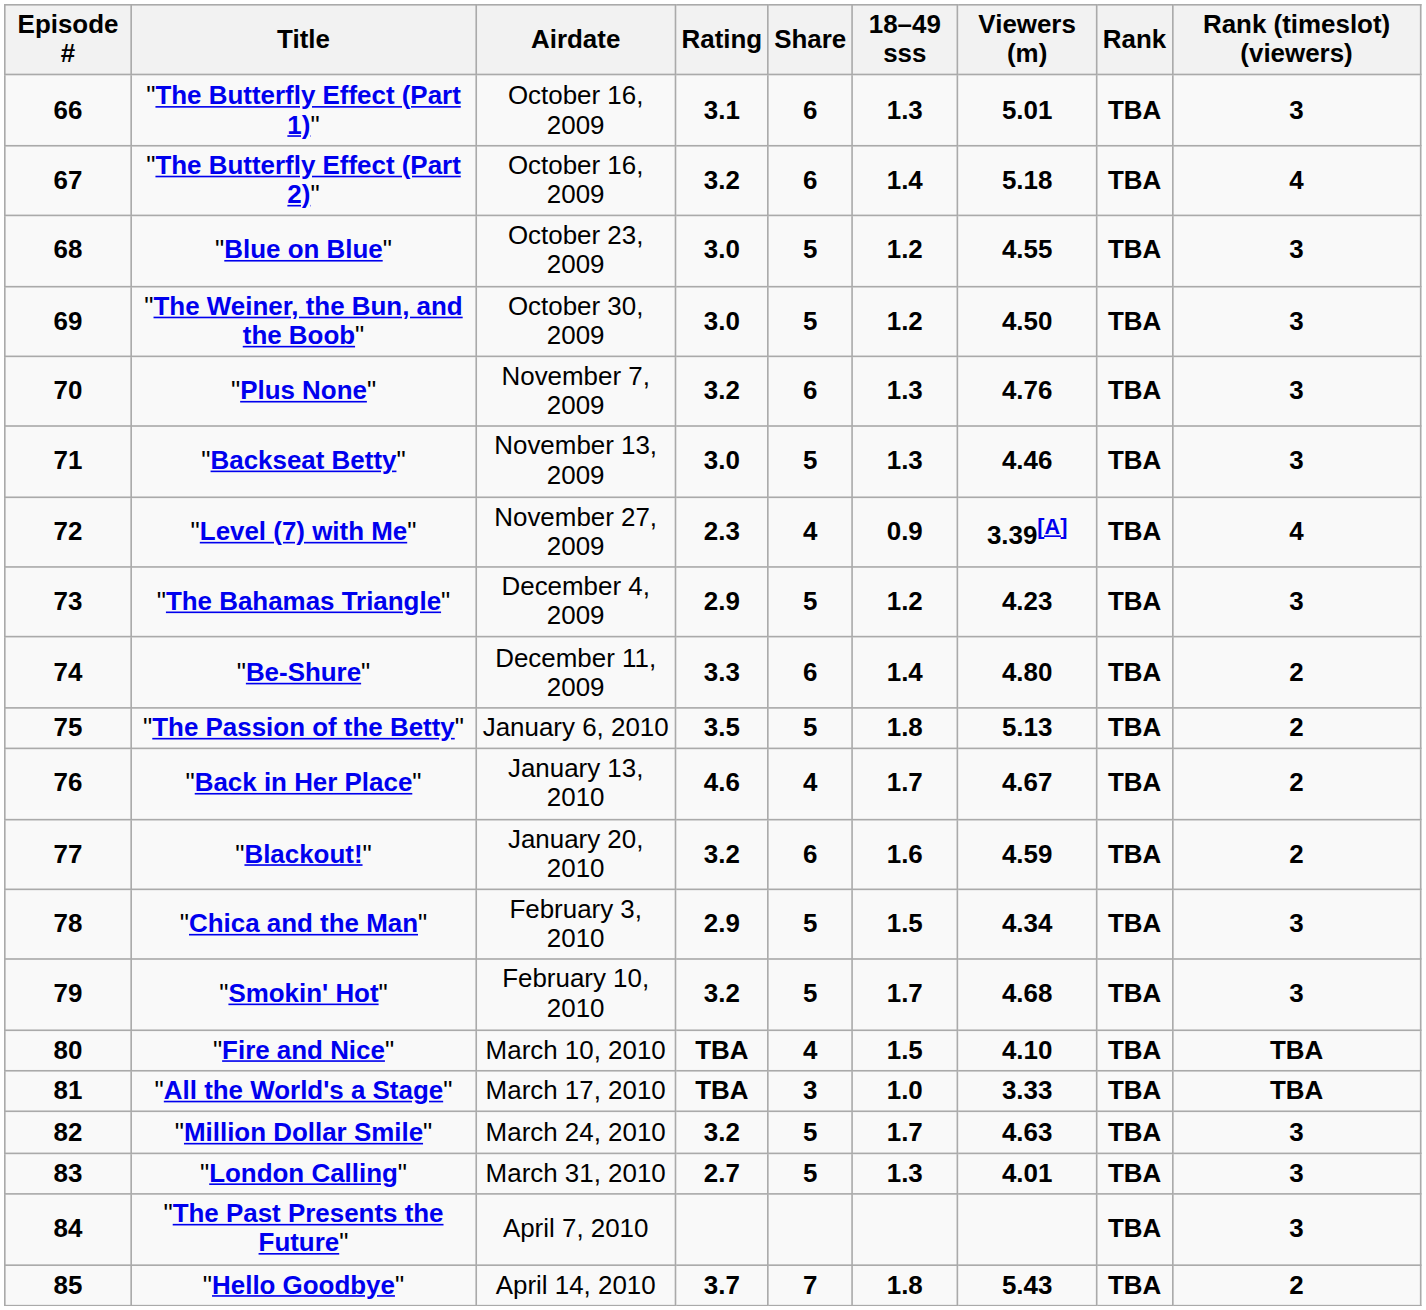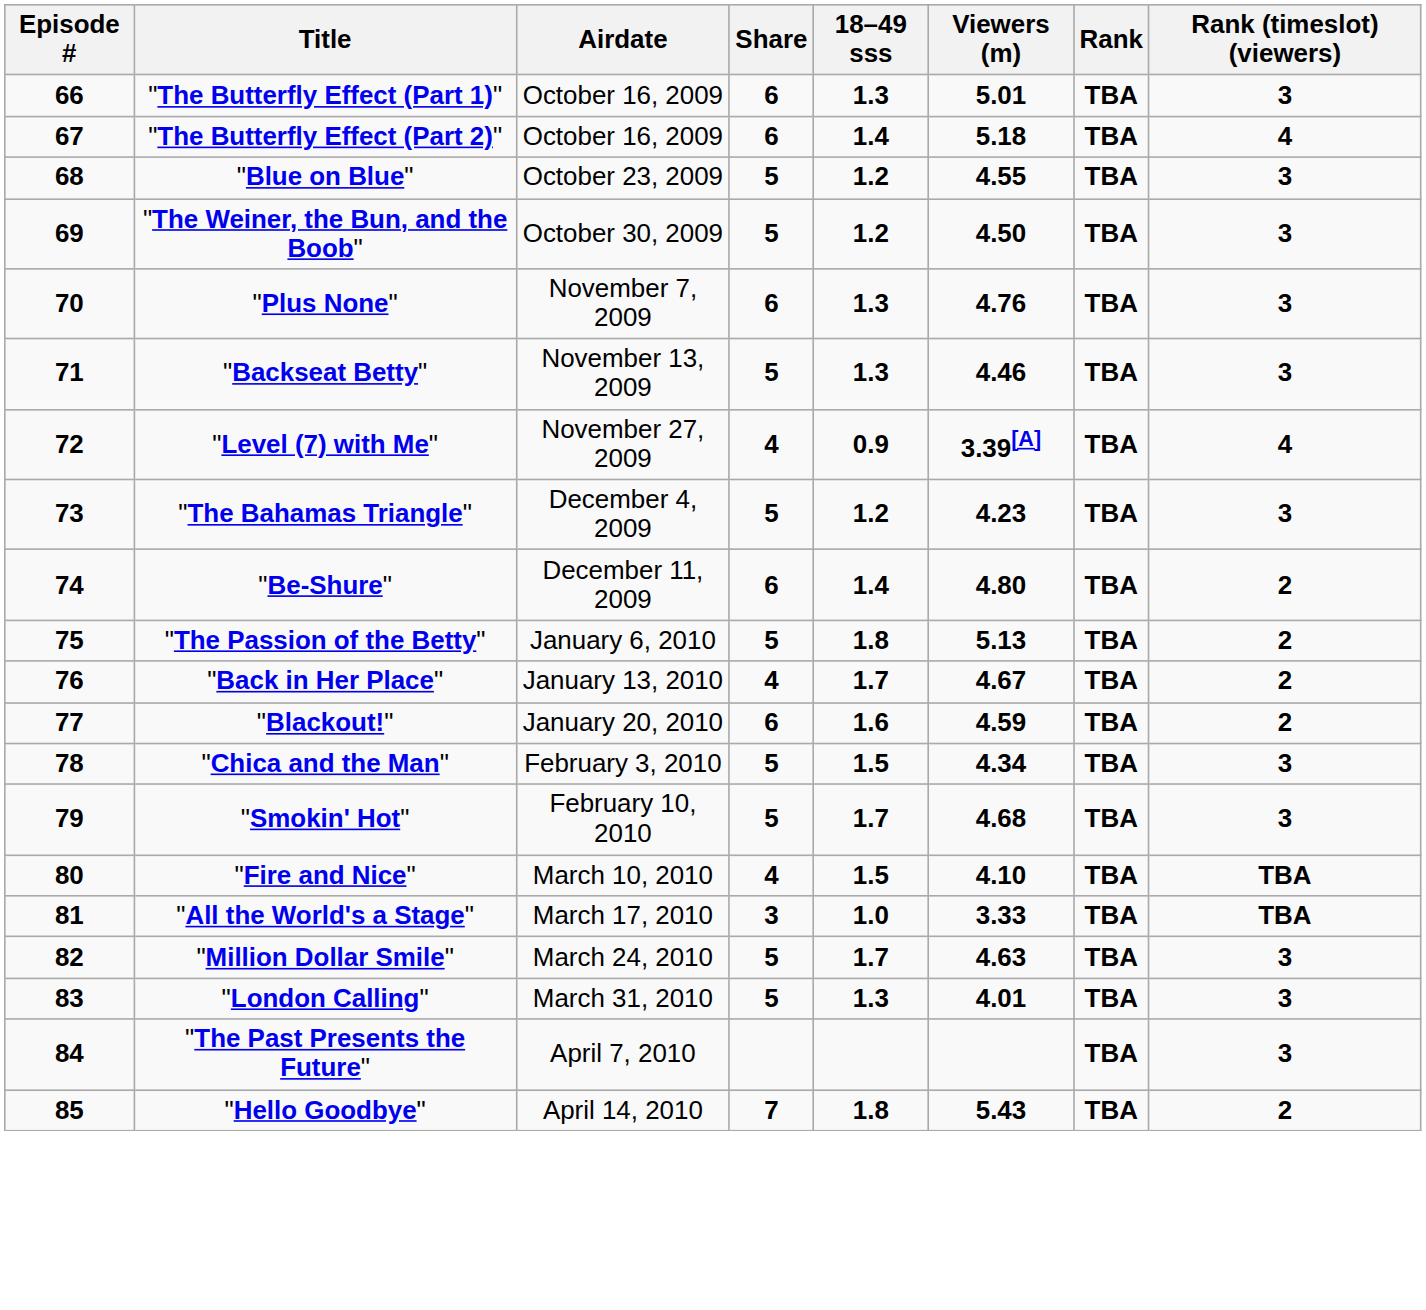- column: (722, 39)
